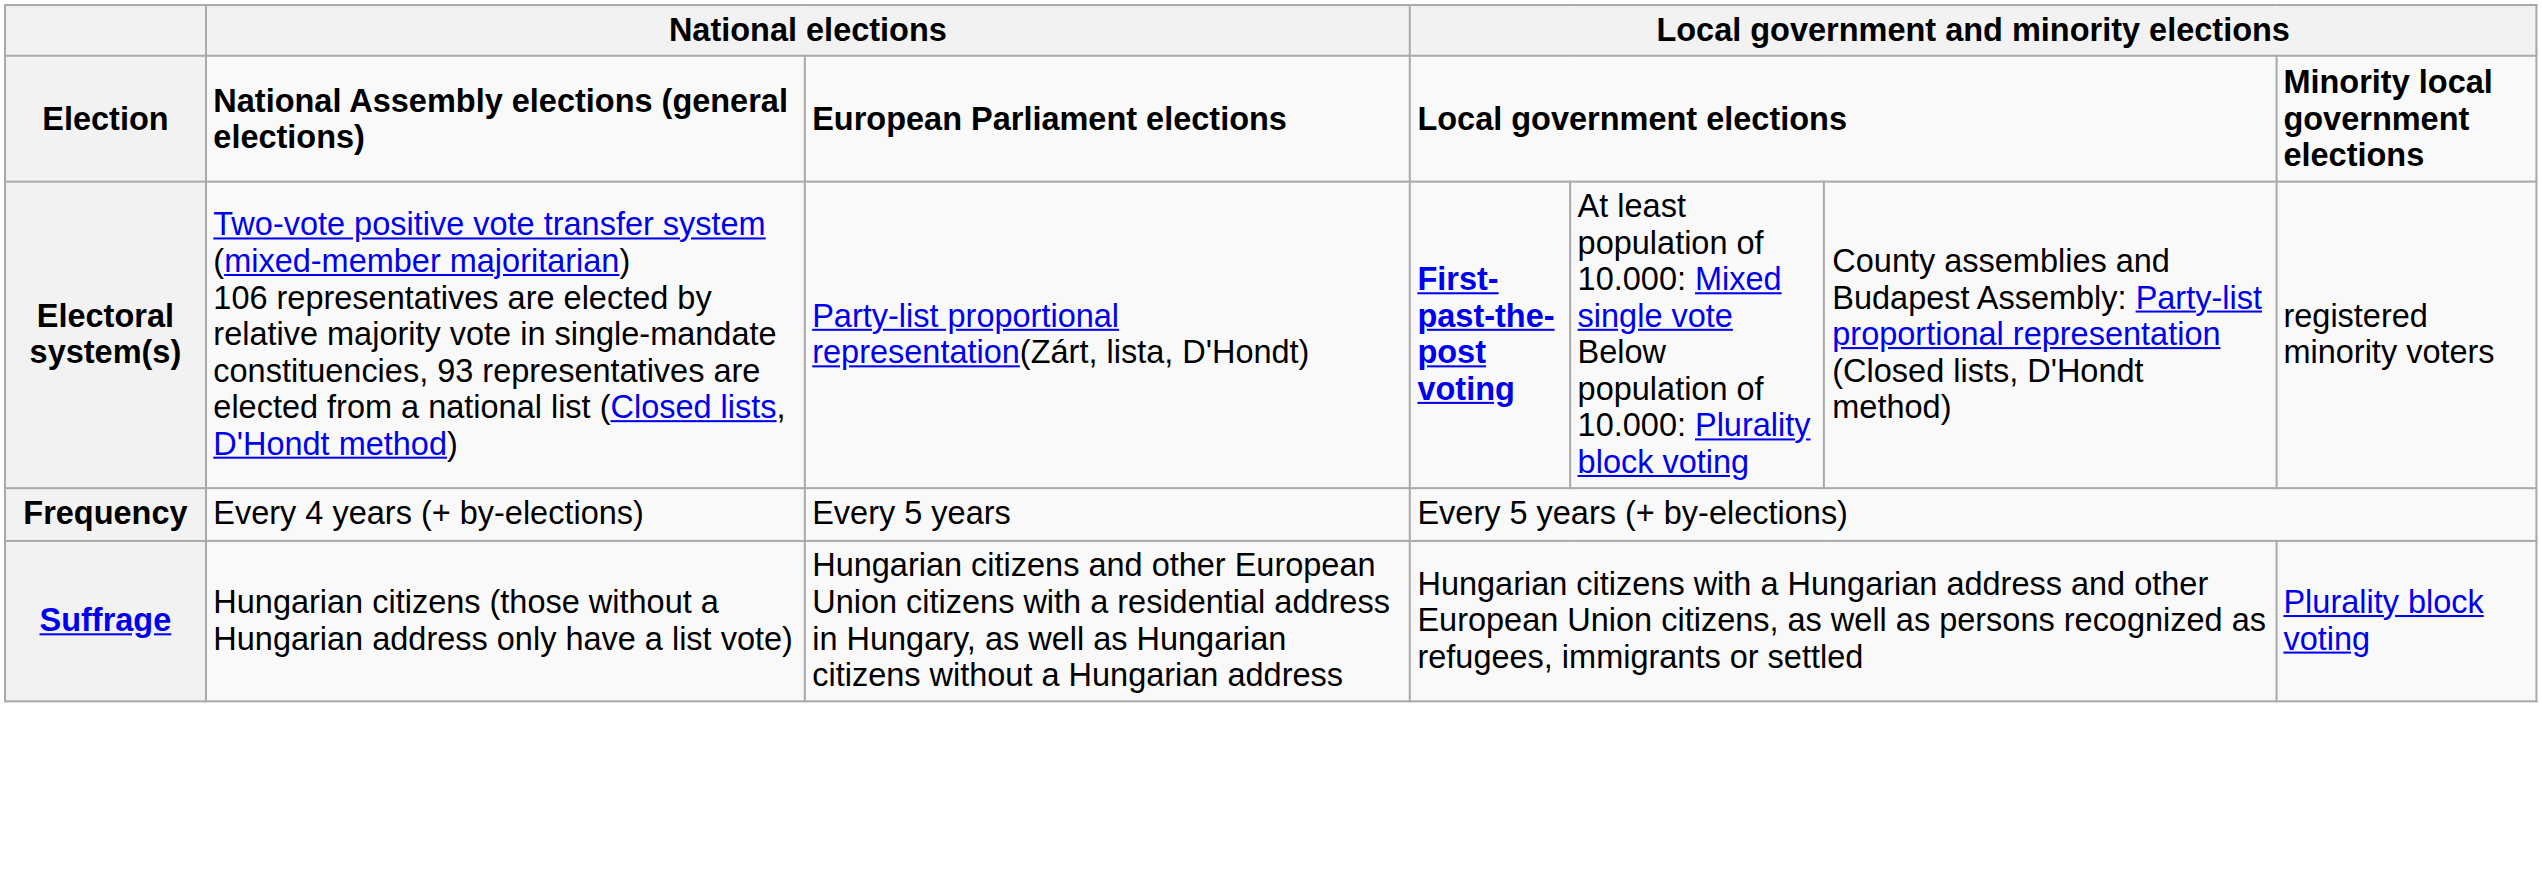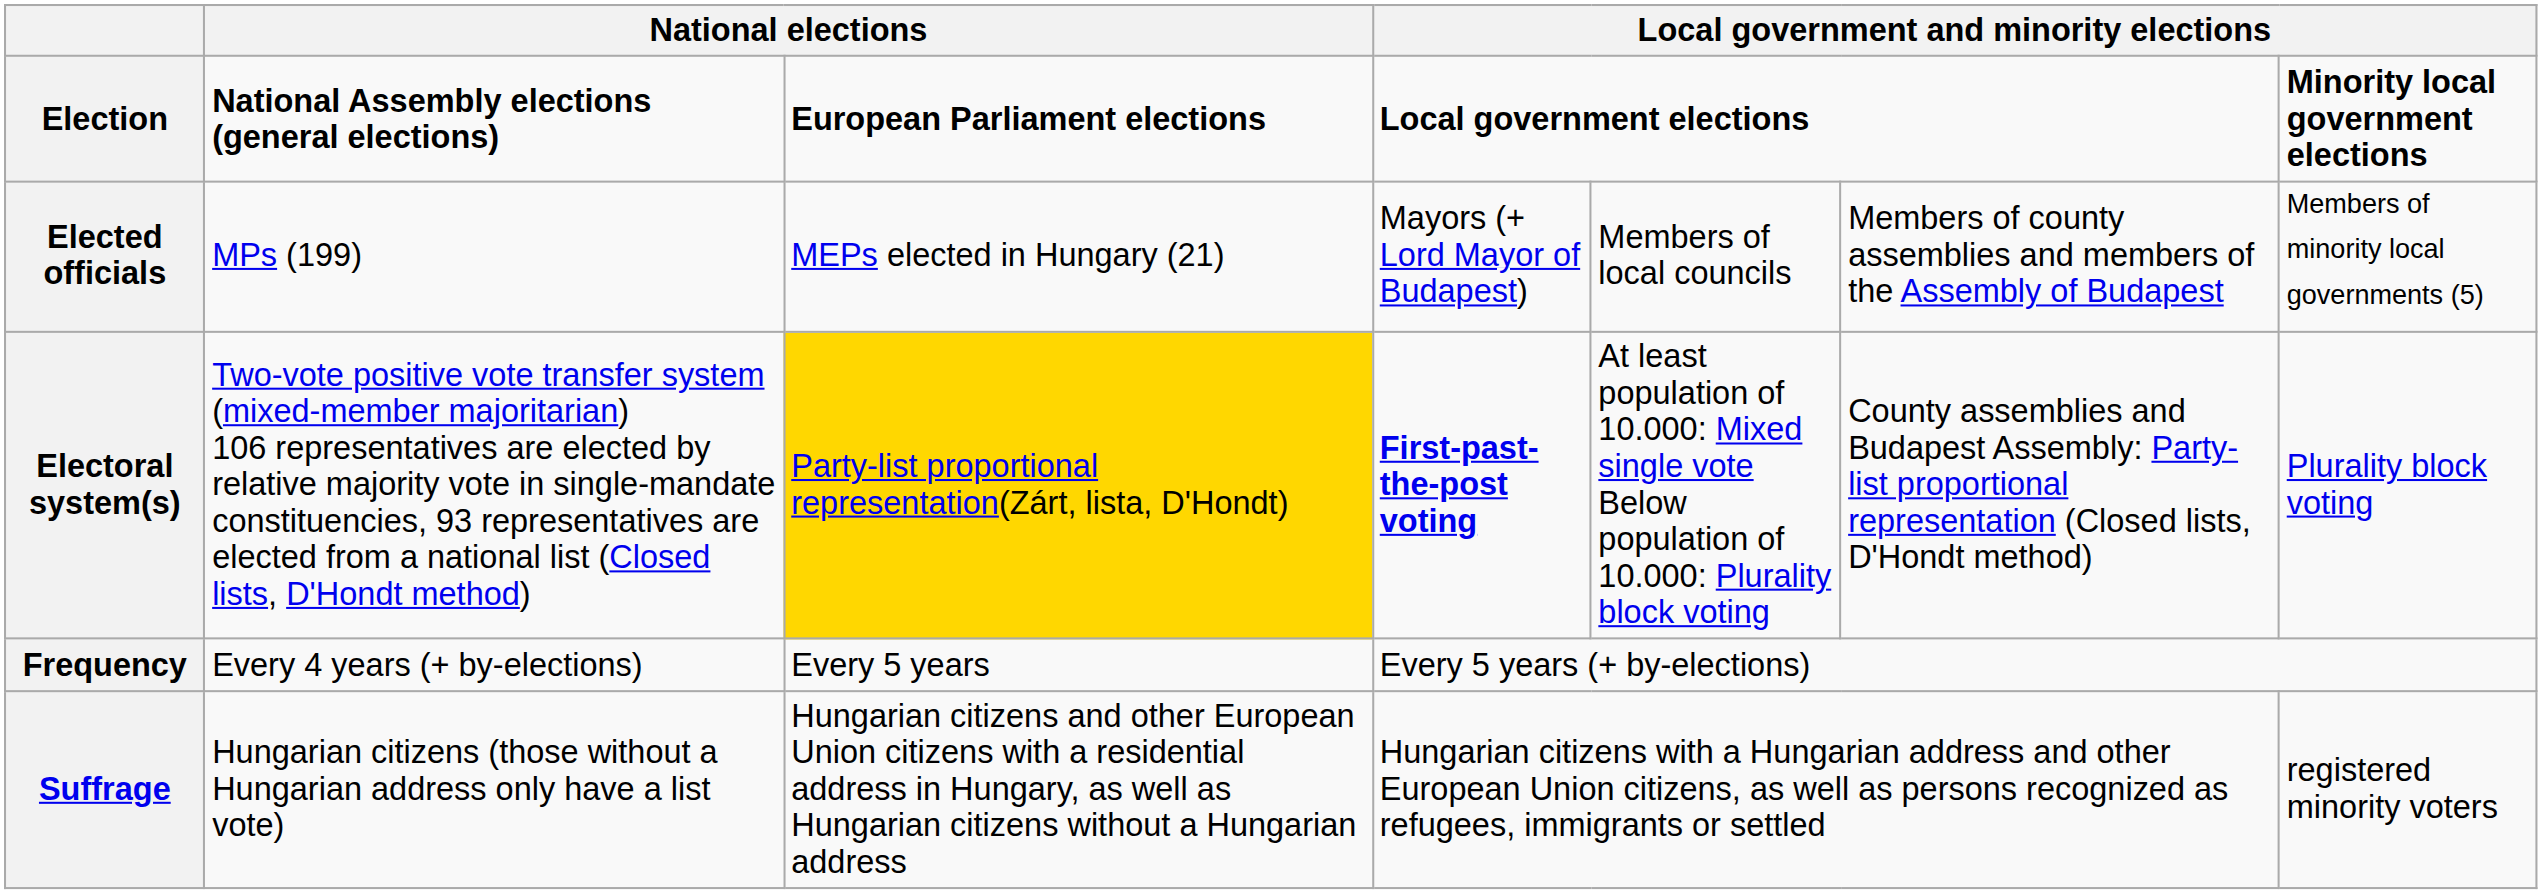+ row: (105, 256)
(1061, 334) no background -> (1040, 485) gold background
(2389, 334) registered minority voters -> (2387, 485) Plurality block voting
(2384, 619) Plurality block voting -> (2392, 789) registered minority voters
